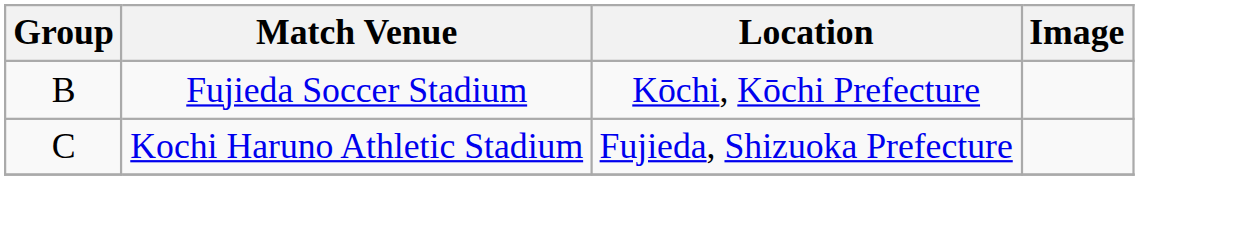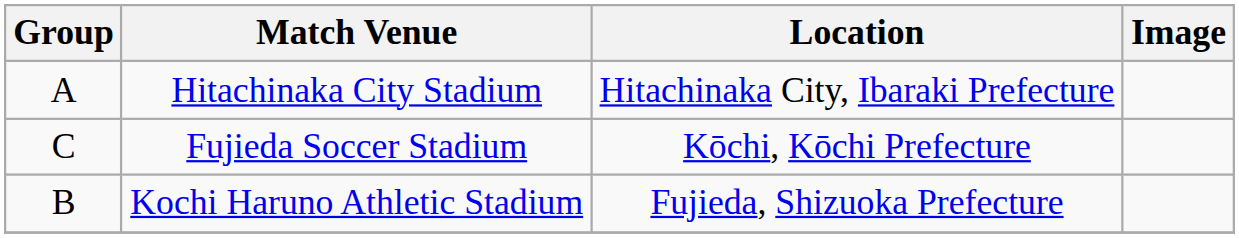+ row: (357, 89)
(64, 89) B -> (64, 145) C
(64, 145) C -> (64, 202) B
